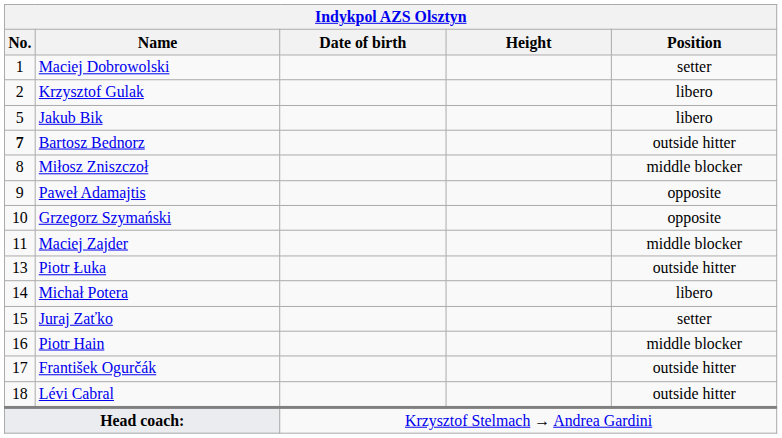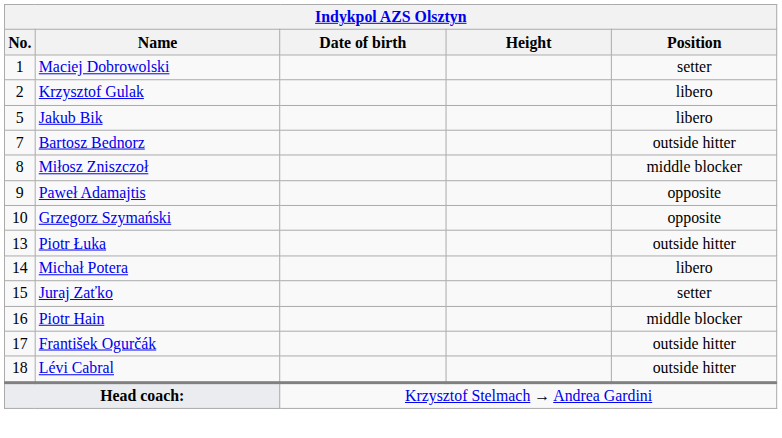(20, 142) bold -> (20, 142) normal
- row: (83, 243)
